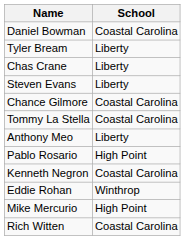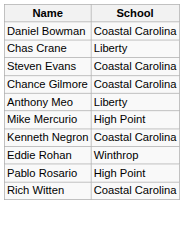- row: (37, 48)
(112, 84) Liberty -> (135, 66) Coastal Carolina
- row: (48, 119)
rows swapped: (42, 208) <-> (42, 155)
